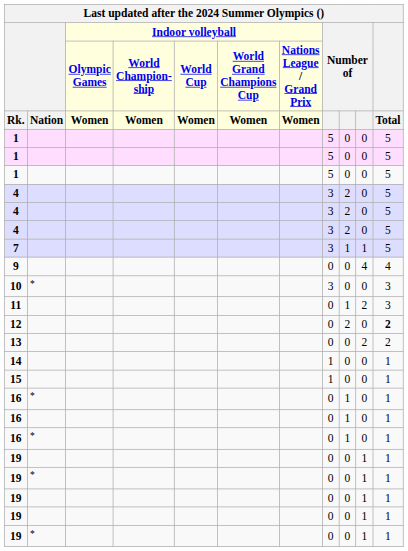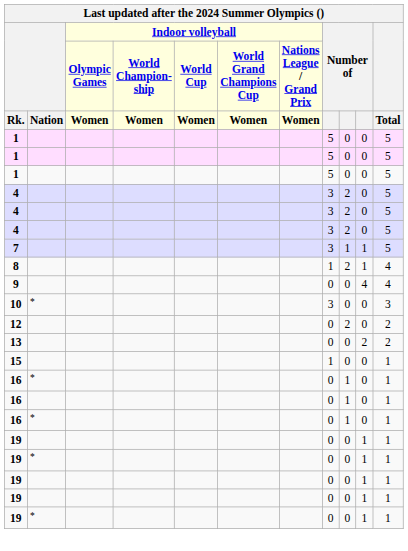+ row: (16, 266)
- row: (16, 306)
(388, 324) bold -> (388, 324) normal
- row: (16, 360)
